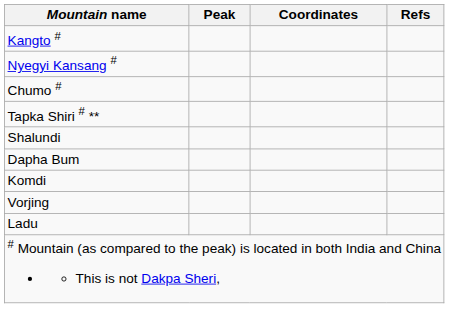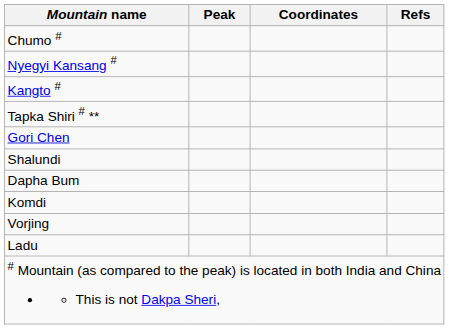rows swapped: (34, 38) <-> (35, 89)
+ row: (39, 137)
